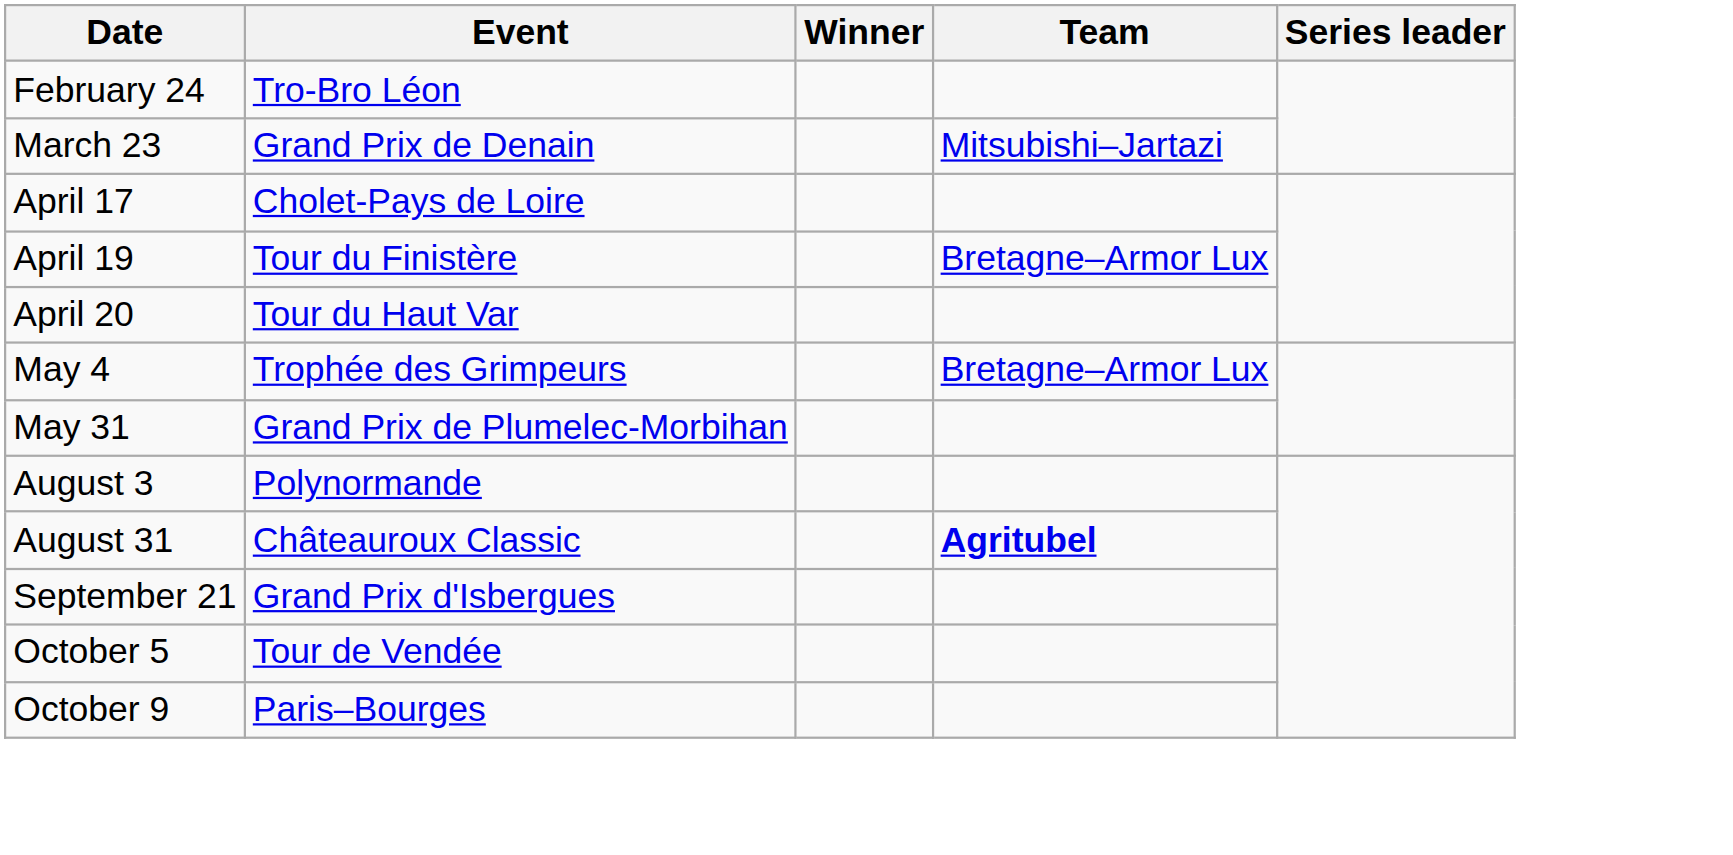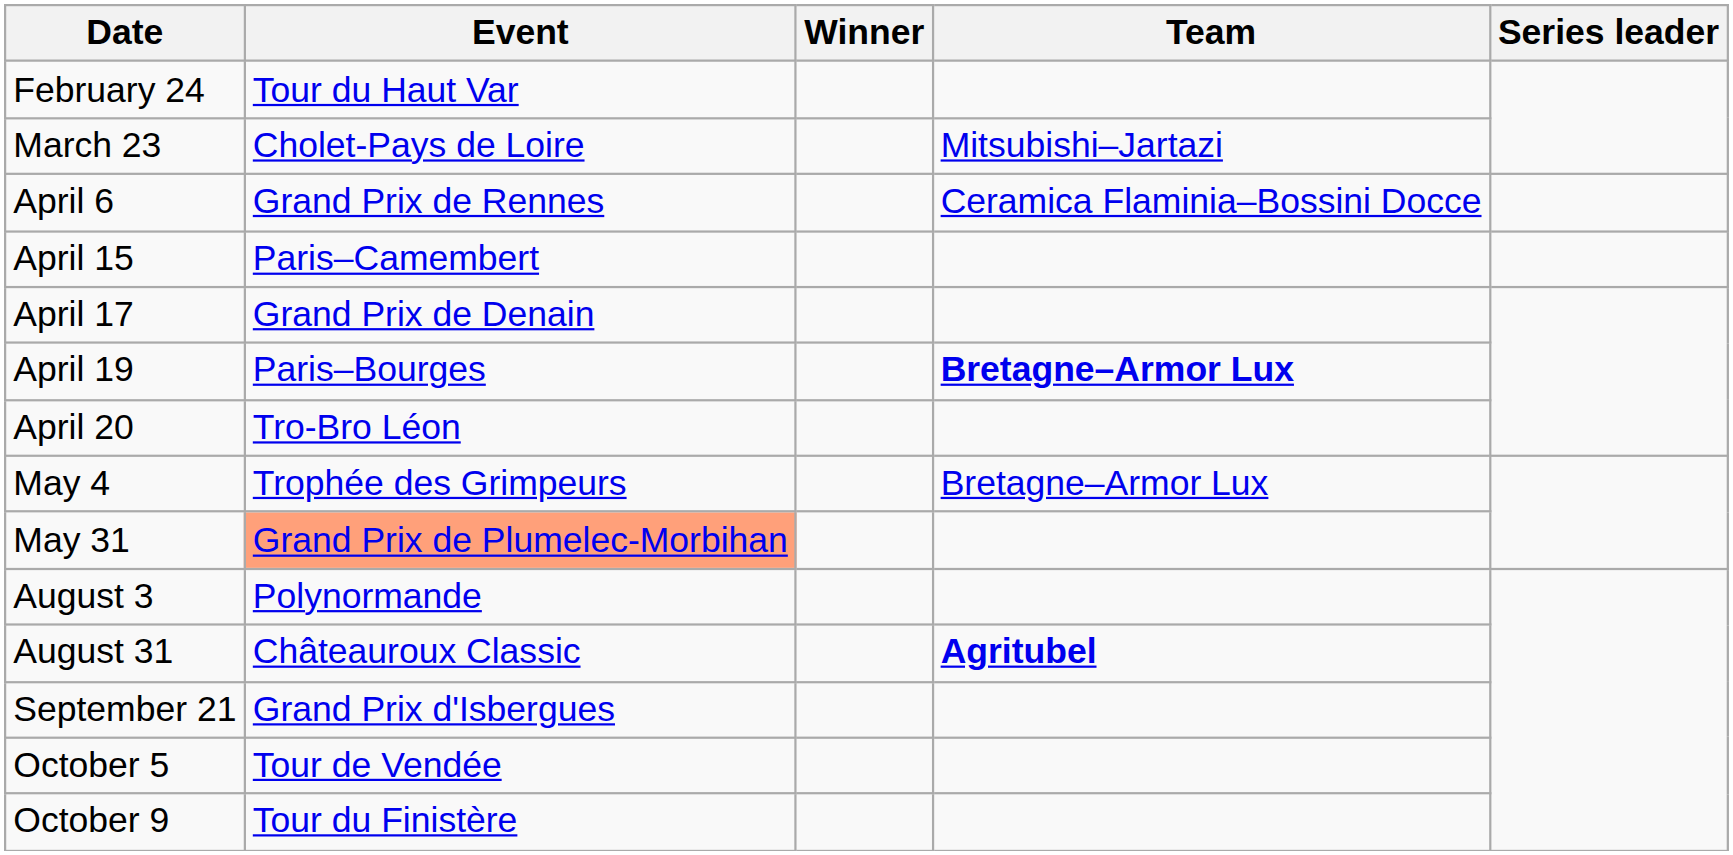(357, 88) Tro-Bro Léon -> (386, 88) Tour du Haut Var
(424, 145) Grand Prix de Denain -> (419, 145) Cholet-Pays de Loire
+ row: (64, 201)
+ row: (74, 257)
(419, 201) Cholet-Pays de Loire -> (424, 314) Grand Prix de Denain
(385, 257) Tour du Finistère -> (369, 370) Paris–Bourges
(1105, 257) normal -> (1117, 370) bold
(386, 314) Tour du Haut Var -> (357, 426) Tro-Bro Léon
(520, 426) no background -> (520, 539) lightsalmon background
(369, 708) Paris–Bourges -> (385, 821) Tour du Finistère
